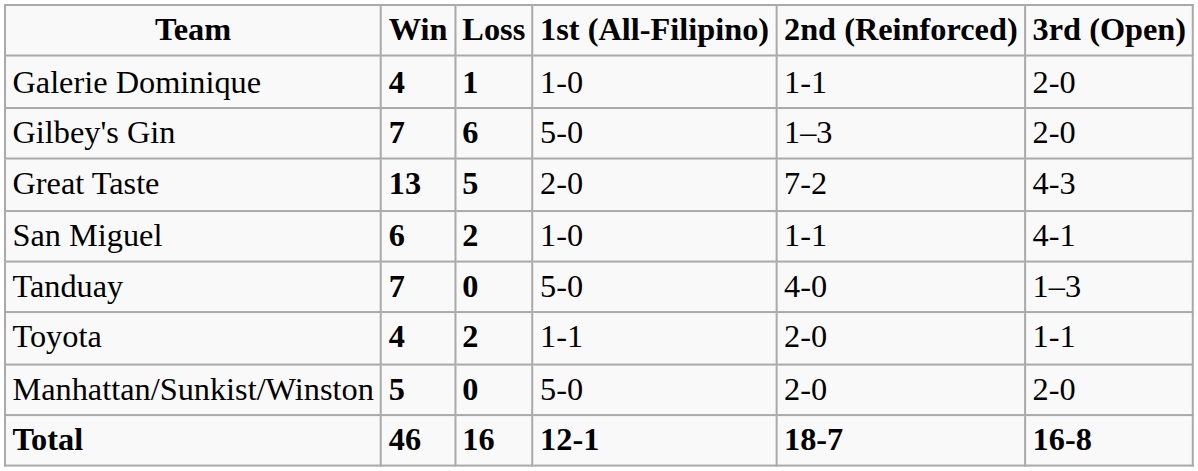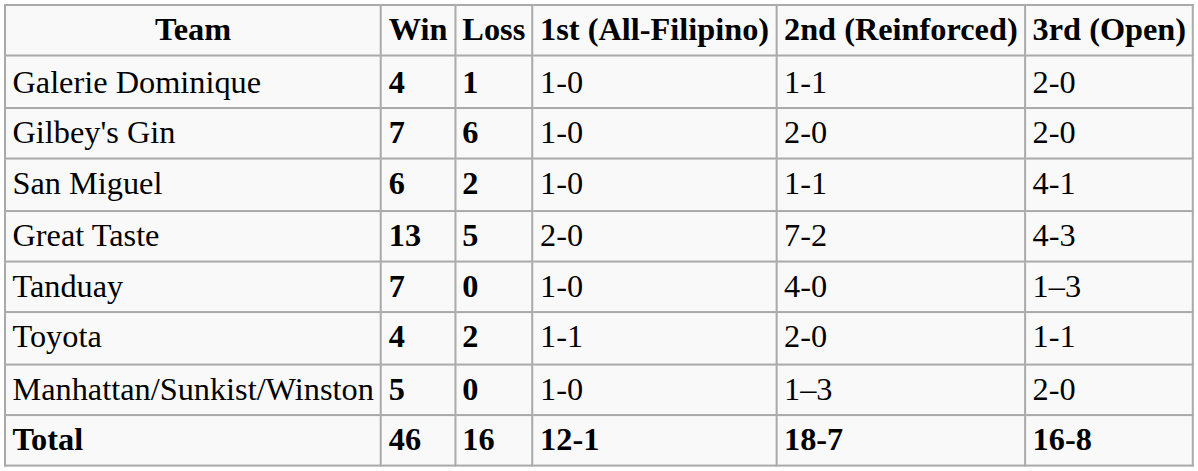(562, 132) 5-0 -> (562, 132) 1-0
(808, 132) 1–3 -> (806, 132) 2-0
rows swapped: (86, 183) <-> (87, 235)
(562, 286) 5-0 -> (562, 286) 1-0
(562, 388) 5-0 -> (562, 388) 1-0
(806, 388) 2-0 -> (808, 388) 1–3
